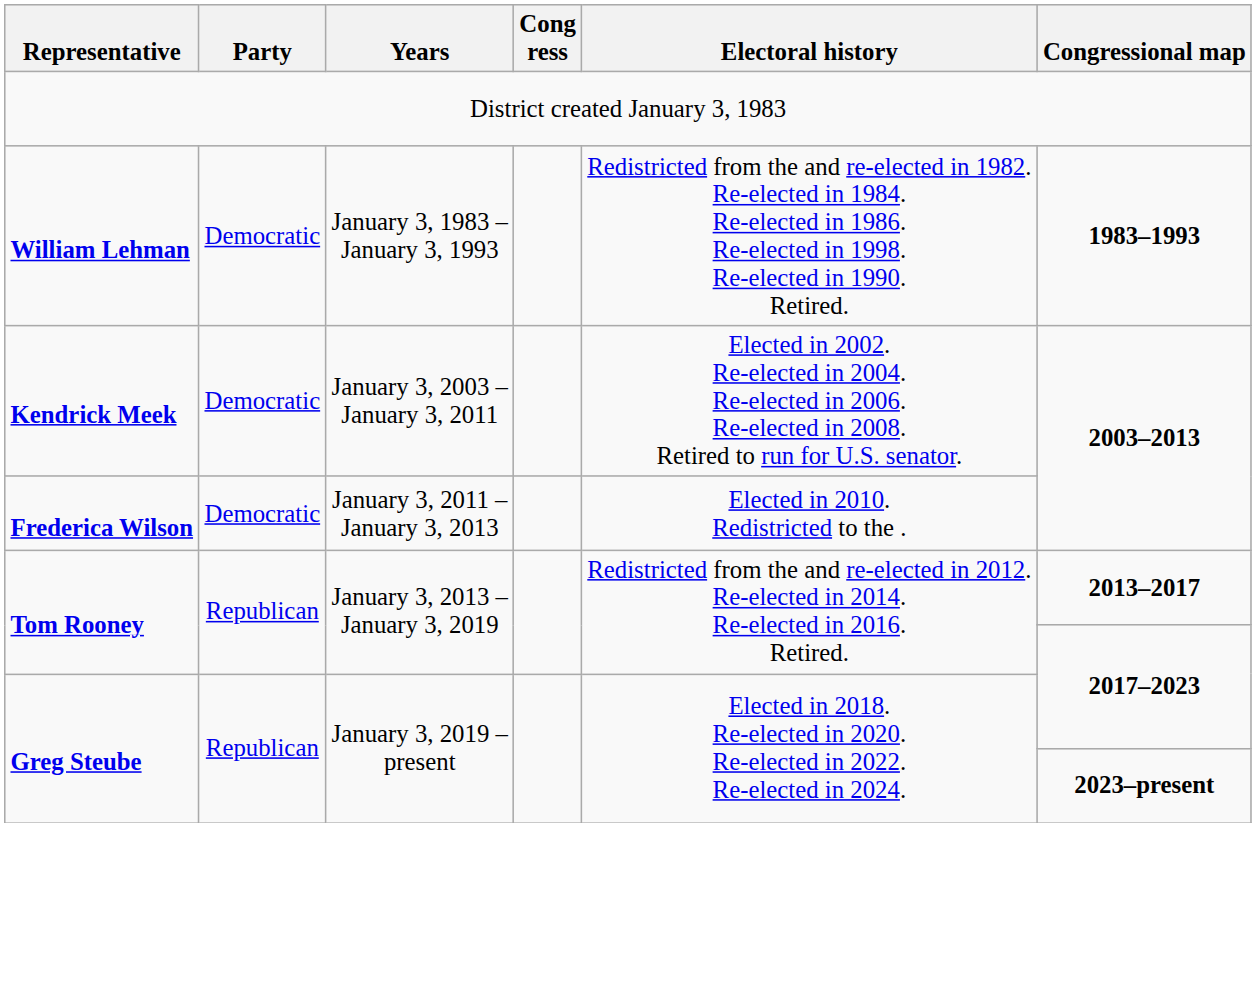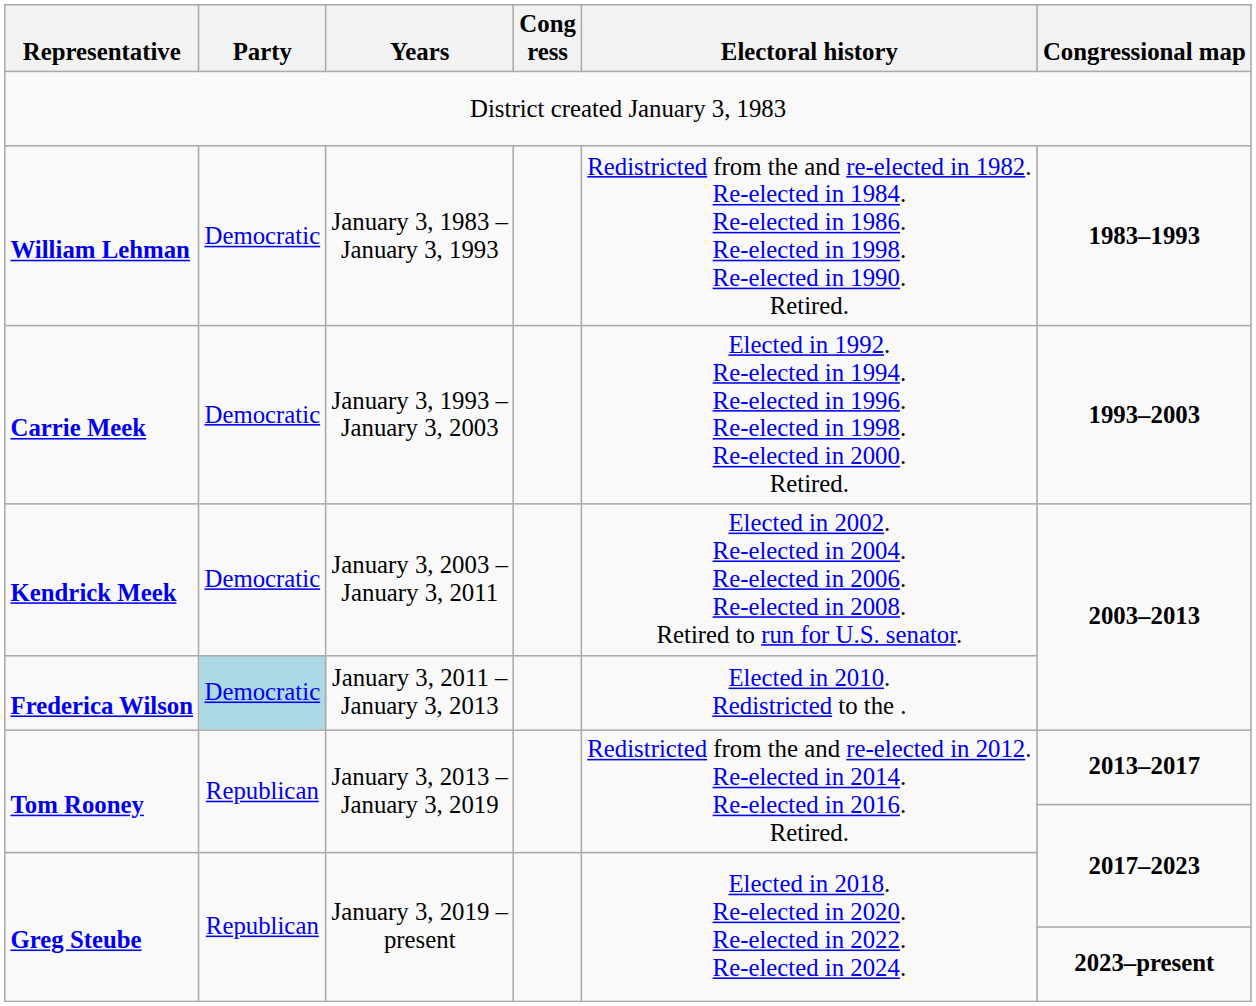+ row: (78, 428)
(262, 513) no background -> (262, 691) lightblue background
